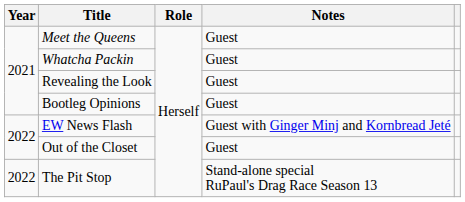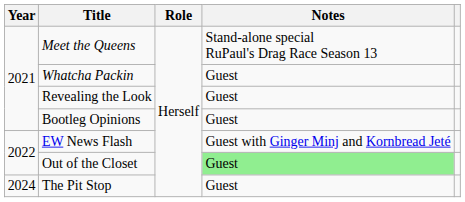(222, 37) Guest -> (291, 45) Stand-alone special RuPaul's Drag Race Season 13
(222, 147) no background -> (222, 163) lightgreen background
(22, 177) 2022 -> (22, 185) 2024
(291, 177) Stand-alone special RuPaul's Drag Race Season 13 -> (222, 185) Guest
